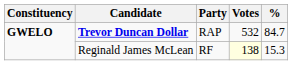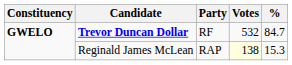(210, 32) RAP -> (206, 32) RF
(206, 50) RF -> (210, 50) RAP
